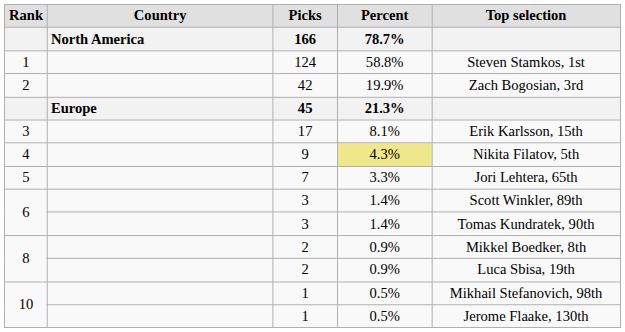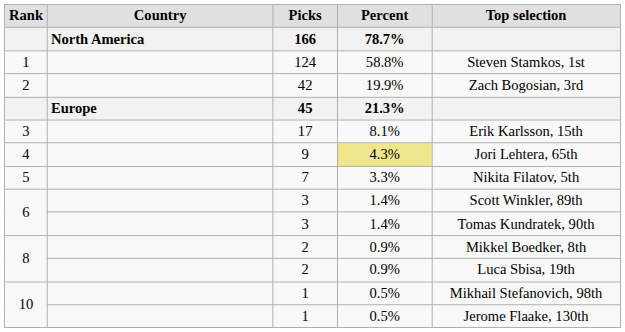(526, 154) Nikita Filatov, 5th -> (526, 154) Jori Lehtera, 65th
(526, 177) Jori Lehtera, 65th -> (526, 177) Nikita Filatov, 5th
